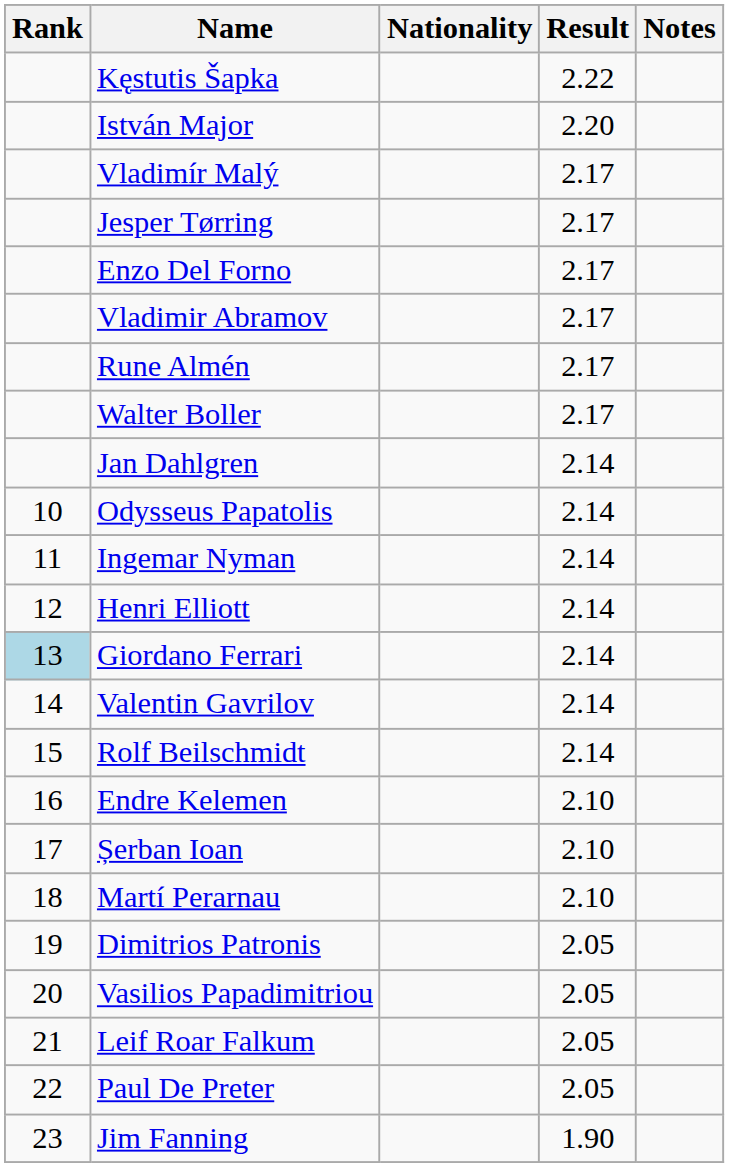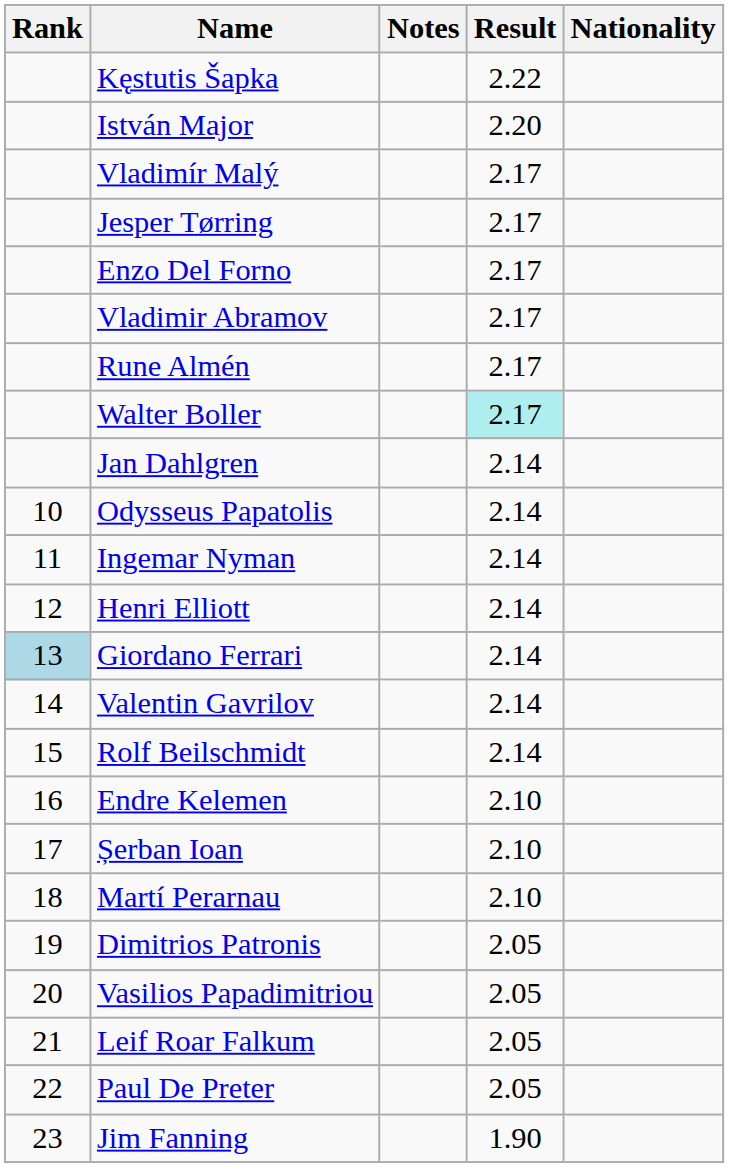columns swapped: (460, 28) <-> (679, 28)
(588, 414) no background -> (515, 414) paleturquoise background
